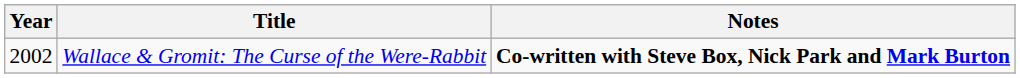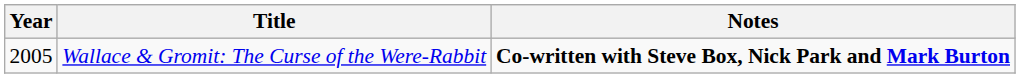(31, 55) 2002 -> (31, 55) 2005
